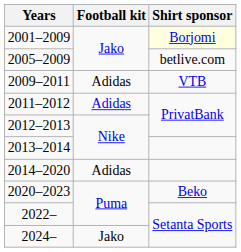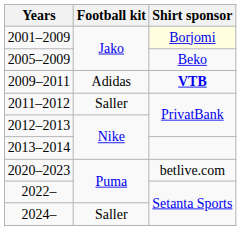(192, 59) betlive.com -> (192, 59) Beko
(192, 81) normal -> (192, 81) bold
(111, 103) Adidas -> (111, 103) Saller
- row: (39, 170)
(192, 192) Beko -> (192, 170) betlive.com
(111, 236) Jako -> (111, 214) Saller
